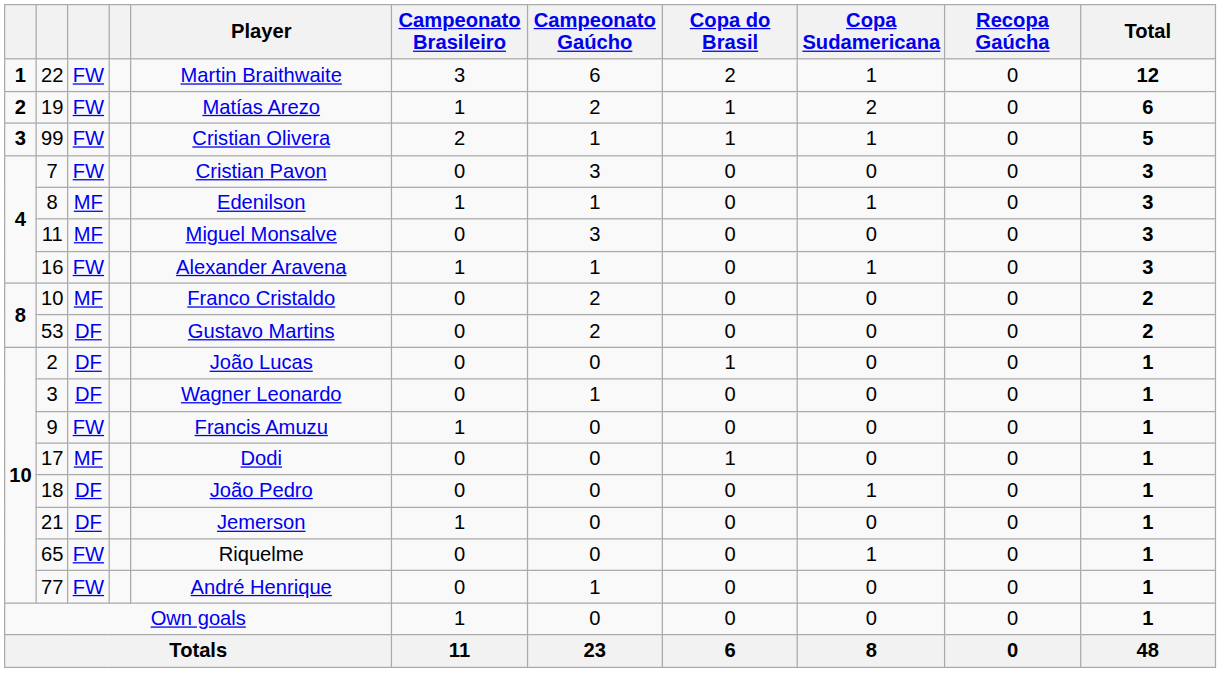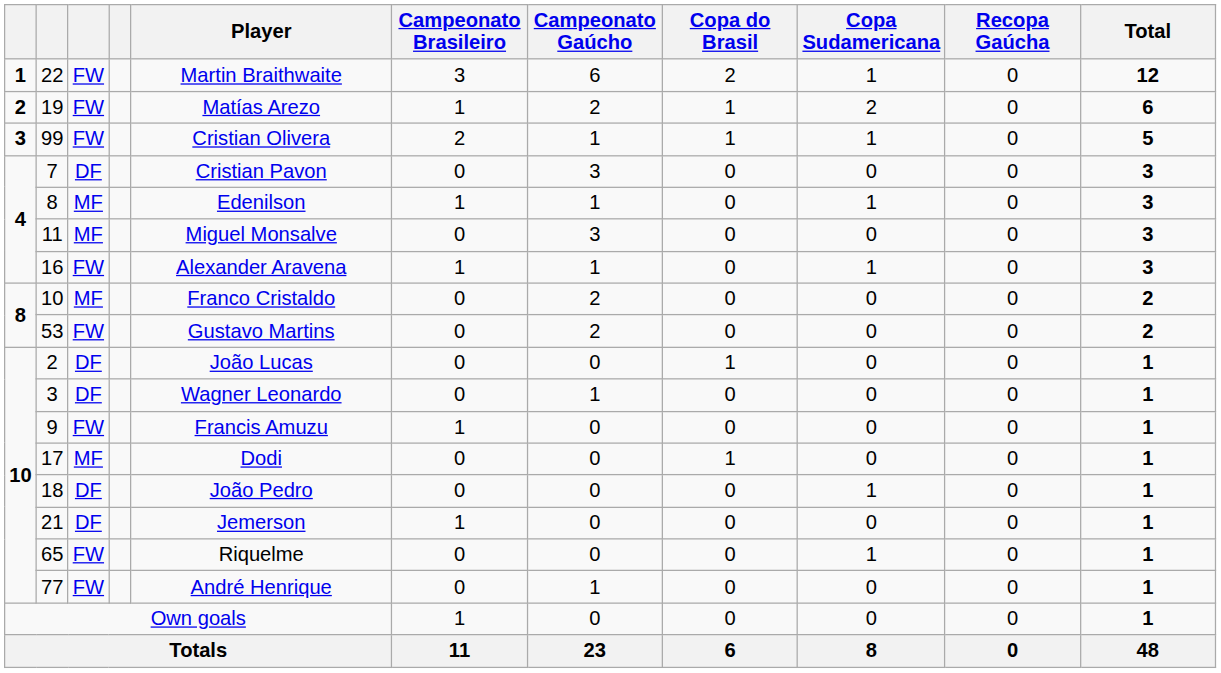(88, 171) FW -> (88, 171) DF
(88, 330) DF -> (88, 330) FW
